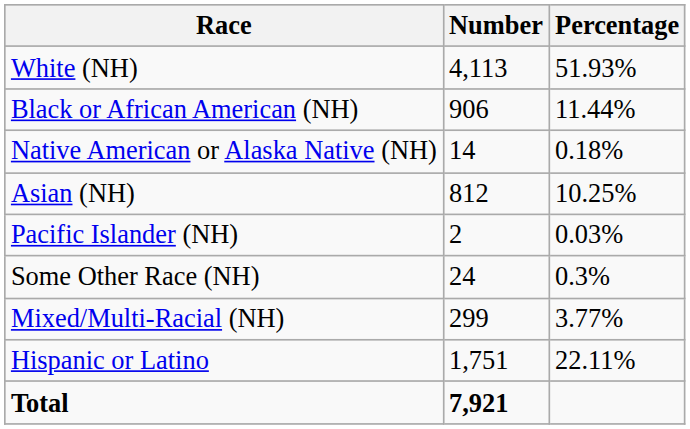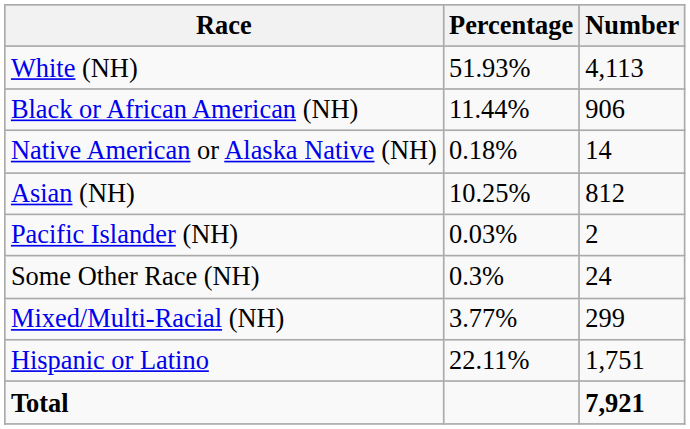columns swapped: (496, 25) <-> (617, 25)
